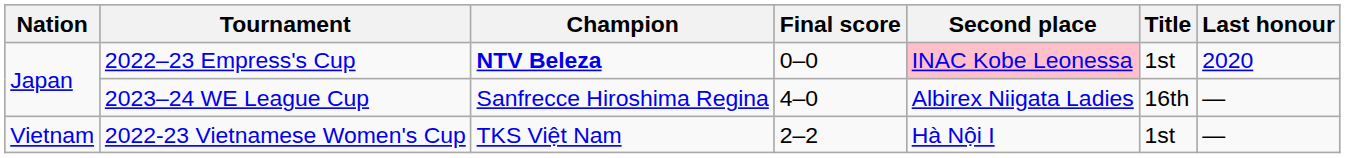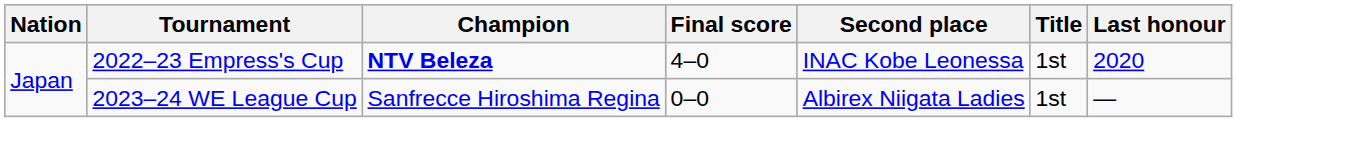(799, 60) 0–0 -> (690, 60) 4–0
(1022, 60) pink background -> (913, 60) no background
(799, 97) 4–0 -> (690, 97) 0–0
(1167, 97) 16th -> (1051, 97) 1st
- row: (285, 135)
